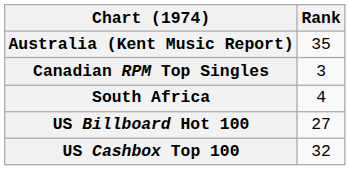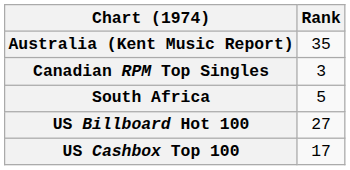(321, 98) 4 -> (321, 98) 5
(321, 151) 32 -> (321, 151) 17
